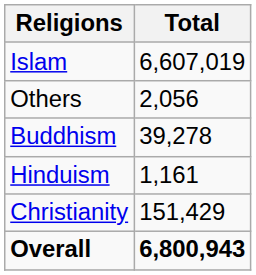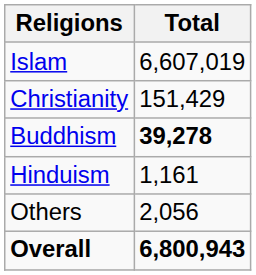rows swapped: (69, 212) <-> (46, 99)
(176, 136) normal -> (176, 136) bold
